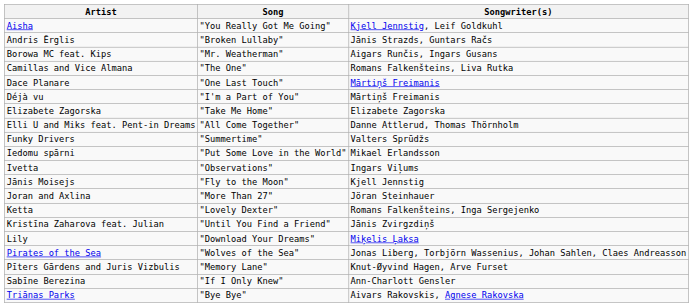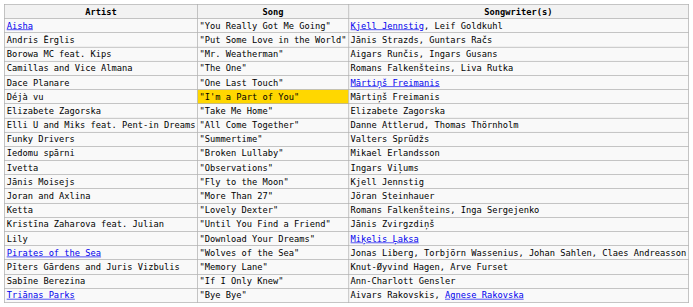(242, 40) "Broken Lullaby" -> (273, 40) "Put Some Love in the World"
(249, 97) no background -> (249, 97) gold background
(273, 153) "Put Some Love in the World" -> (242, 153) "Broken Lullaby"
